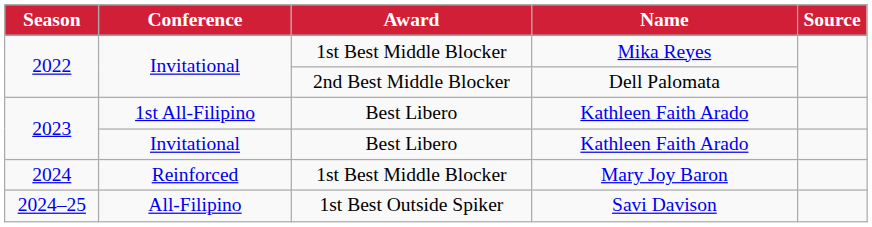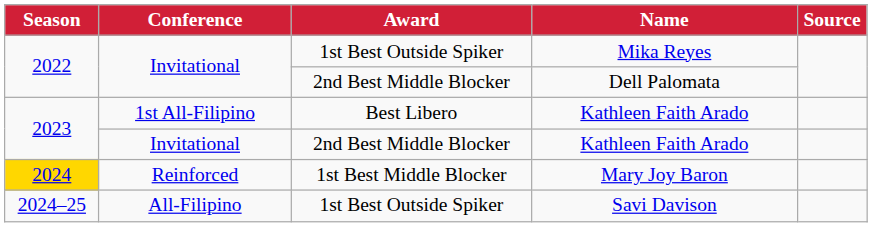(411, 50) 1st Best Middle Blocker -> (411, 50) 1st Best Outside Spiker
(411, 143) Best Libero -> (411, 143) 2nd Best Middle Blocker
(52, 174) no background -> (52, 174) gold background
